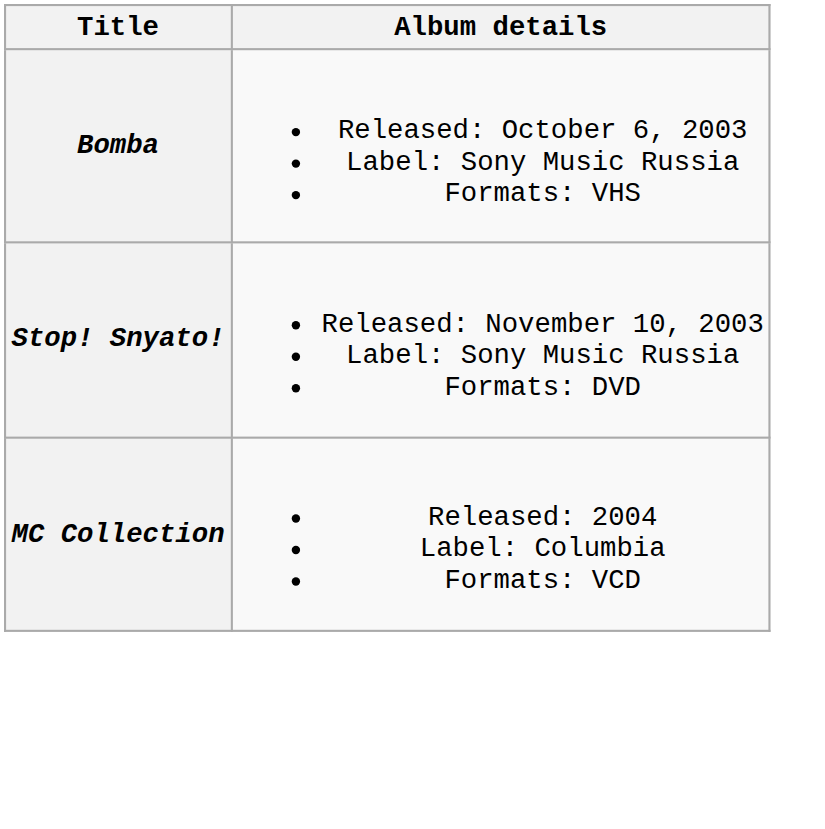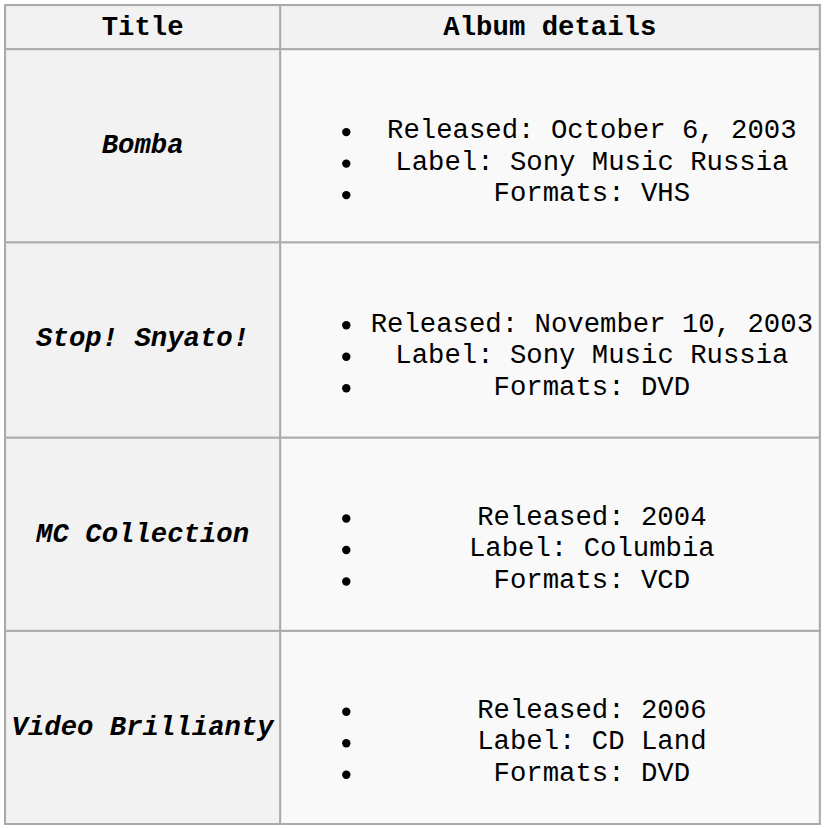+ row: (143, 727)
